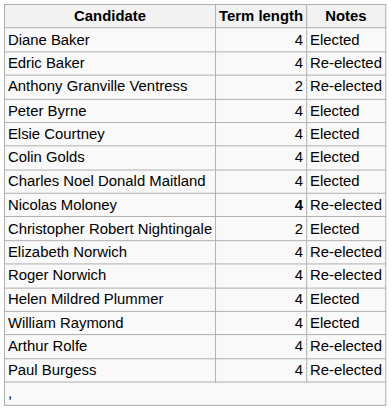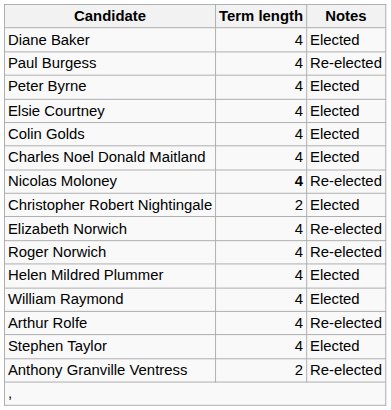- row: (46, 63)
rows swapped: (52, 370) <-> (98, 87)
+ row: (57, 346)
